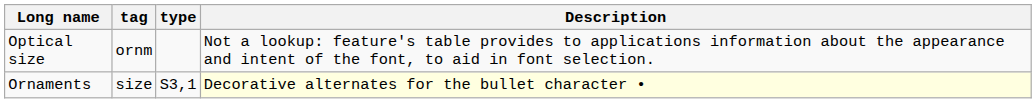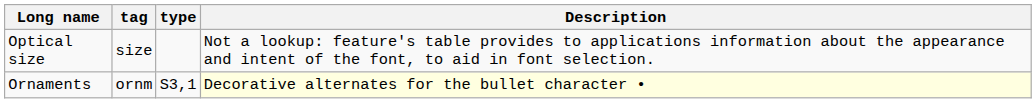(134, 51) ornm -> (134, 51) size
(134, 85) size -> (134, 85) ornm
